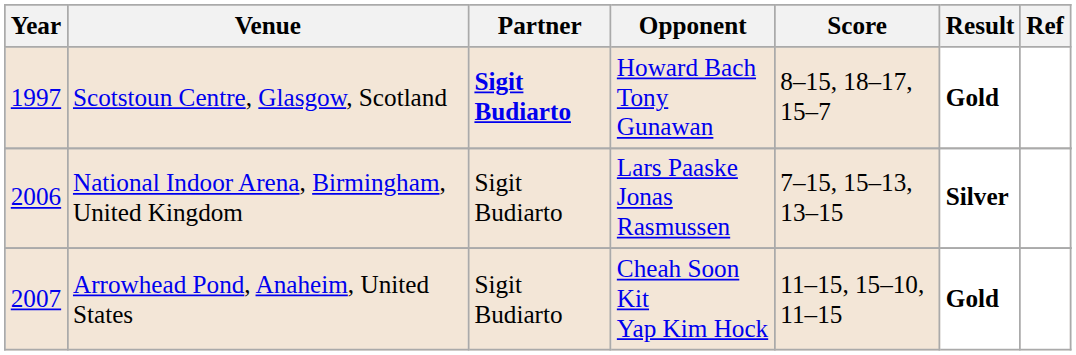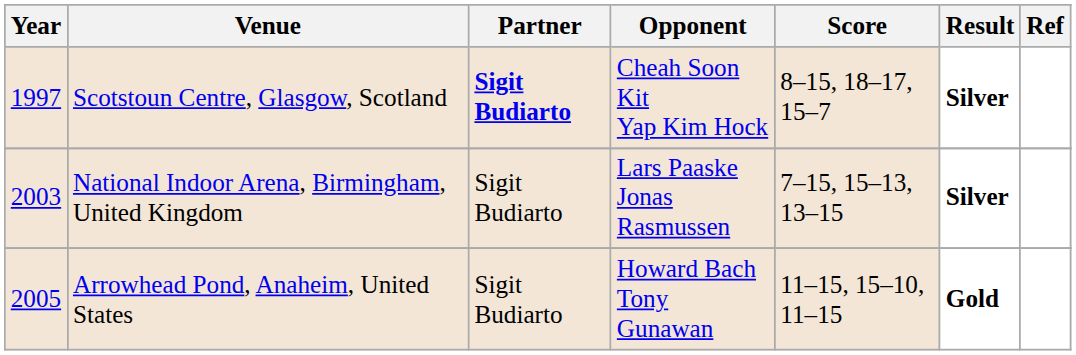(686, 96) Howard Bach Tony Gunawan -> (693, 96) Cheah Soon Kit Yap Kim Hock
(972, 96) Gold -> (977, 96) Silver
(36, 198) 2006 -> (36, 198) 2003
(36, 299) 2007 -> (36, 299) 2005
(693, 299) Cheah Soon Kit Yap Kim Hock -> (686, 299) Howard Bach Tony Gunawan
